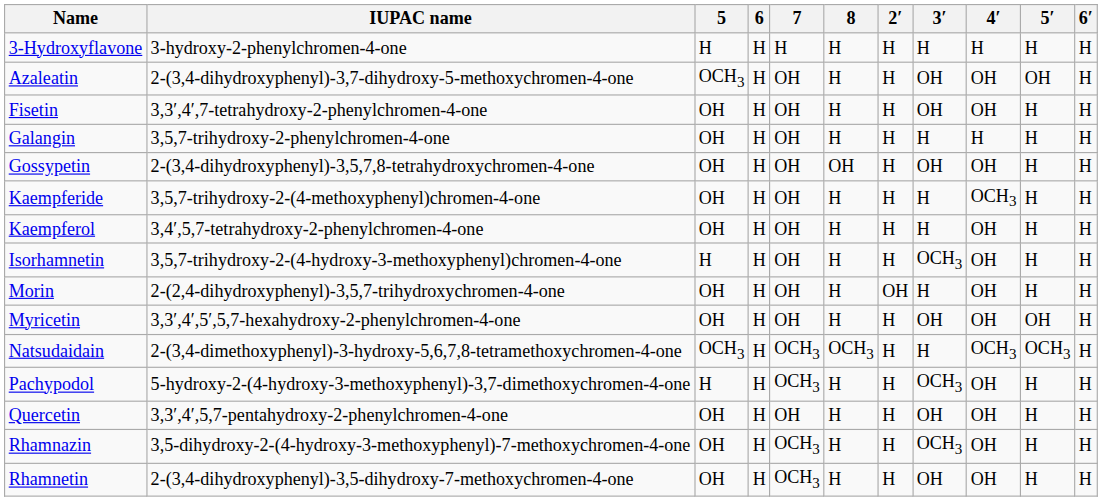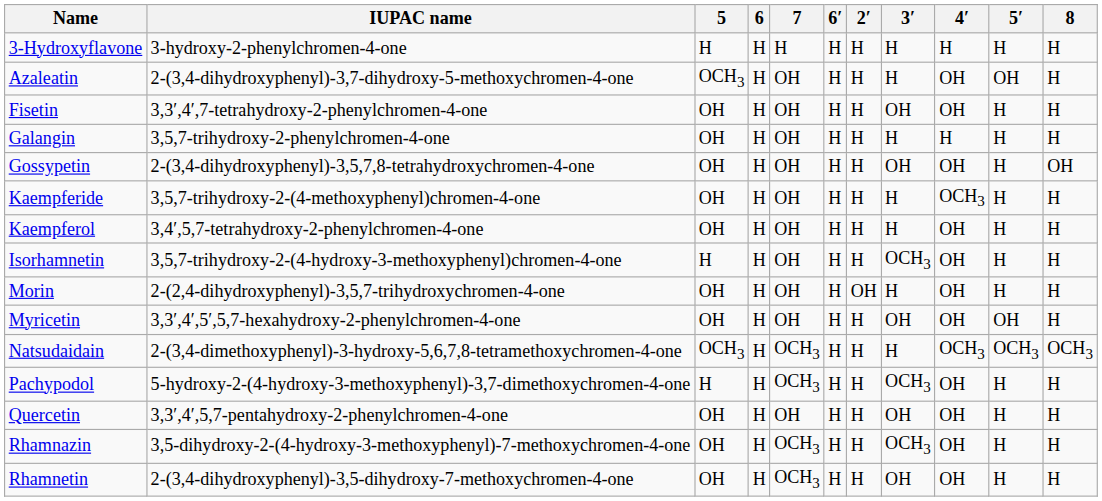columns swapped: (851, 18) <-> (1086, 18)
(930, 78) OH -> (892, 78) H
